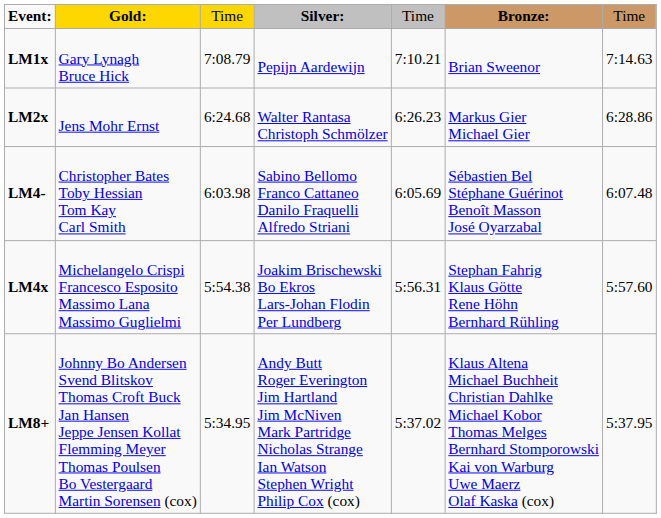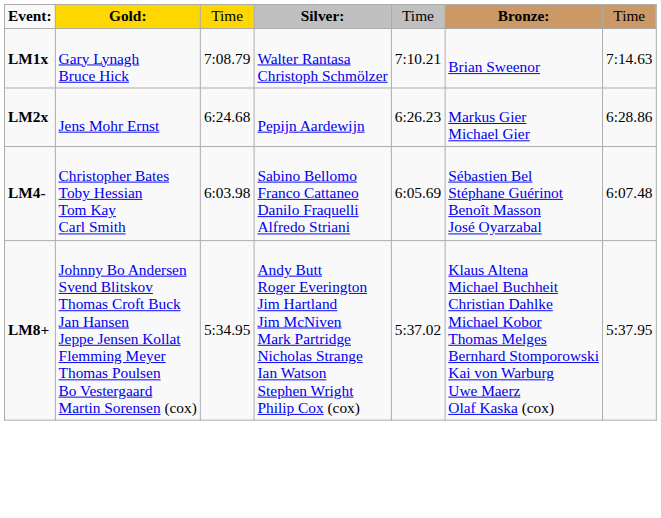(311, 66) Pepijn Aardewijn -> (323, 66) Walter Rantasa Christoph Schmölzer
(323, 125) Walter Rantasa Christoph Schmölzer -> (311, 125) Pepijn Aardewijn
- row: (28, 286)
